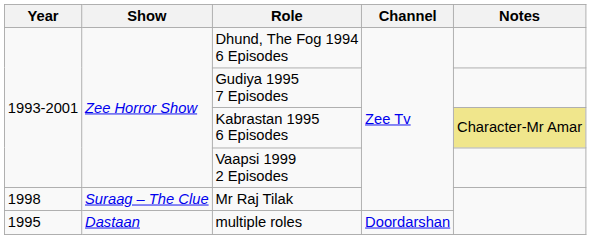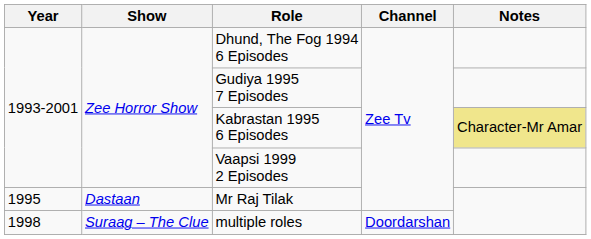(24, 199) 1998 -> (24, 199) 1995
(147, 199) Suraag – The Clue -> (112, 199) Dastaan
(24, 222) 1995 -> (24, 222) 1998
(112, 222) Dastaan -> (147, 222) Suraag – The Clue
